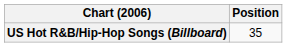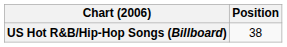(256, 32) 35 -> (256, 32) 38
